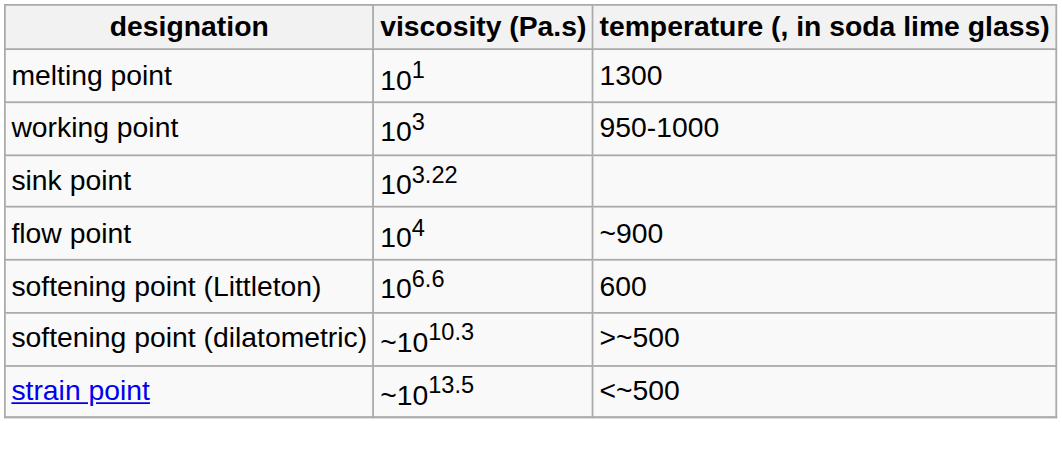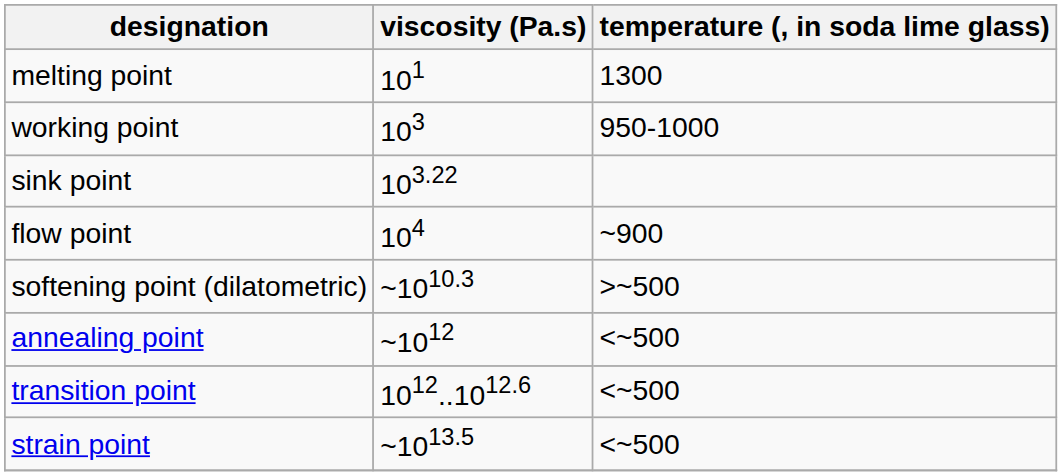- row: (166, 285)
+ row: (107, 338)
+ row: (104, 391)
